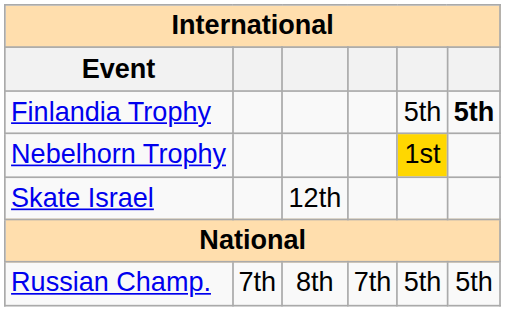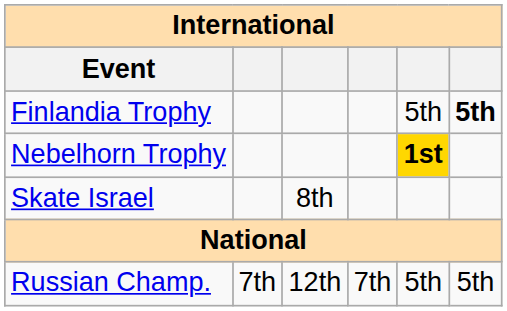(423, 154) normal -> (423, 154) bold
(315, 197) 12th -> (315, 197) 8th
(315, 283) 8th -> (315, 283) 12th
